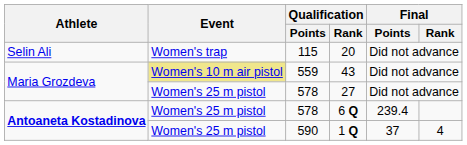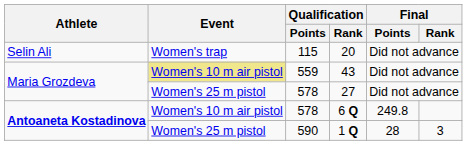(208, 111) Women's 25 m pistol -> (217, 111) Women's 10 m air pistol
(393, 111) 239.4 -> (393, 111) 249.8
(393, 131) 37 -> (393, 131) 28
(440, 131) 4 -> (440, 131) 3
